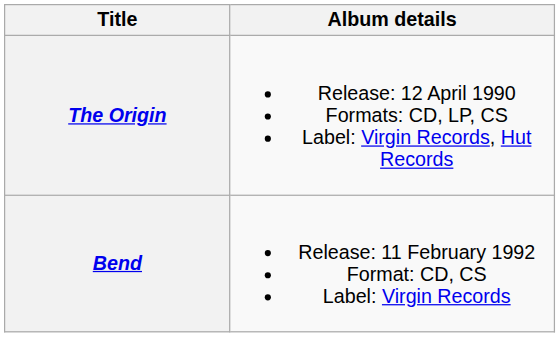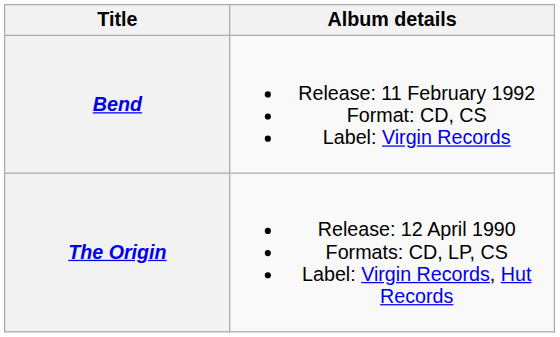rows swapped: (117, 115) <-> (117, 263)
